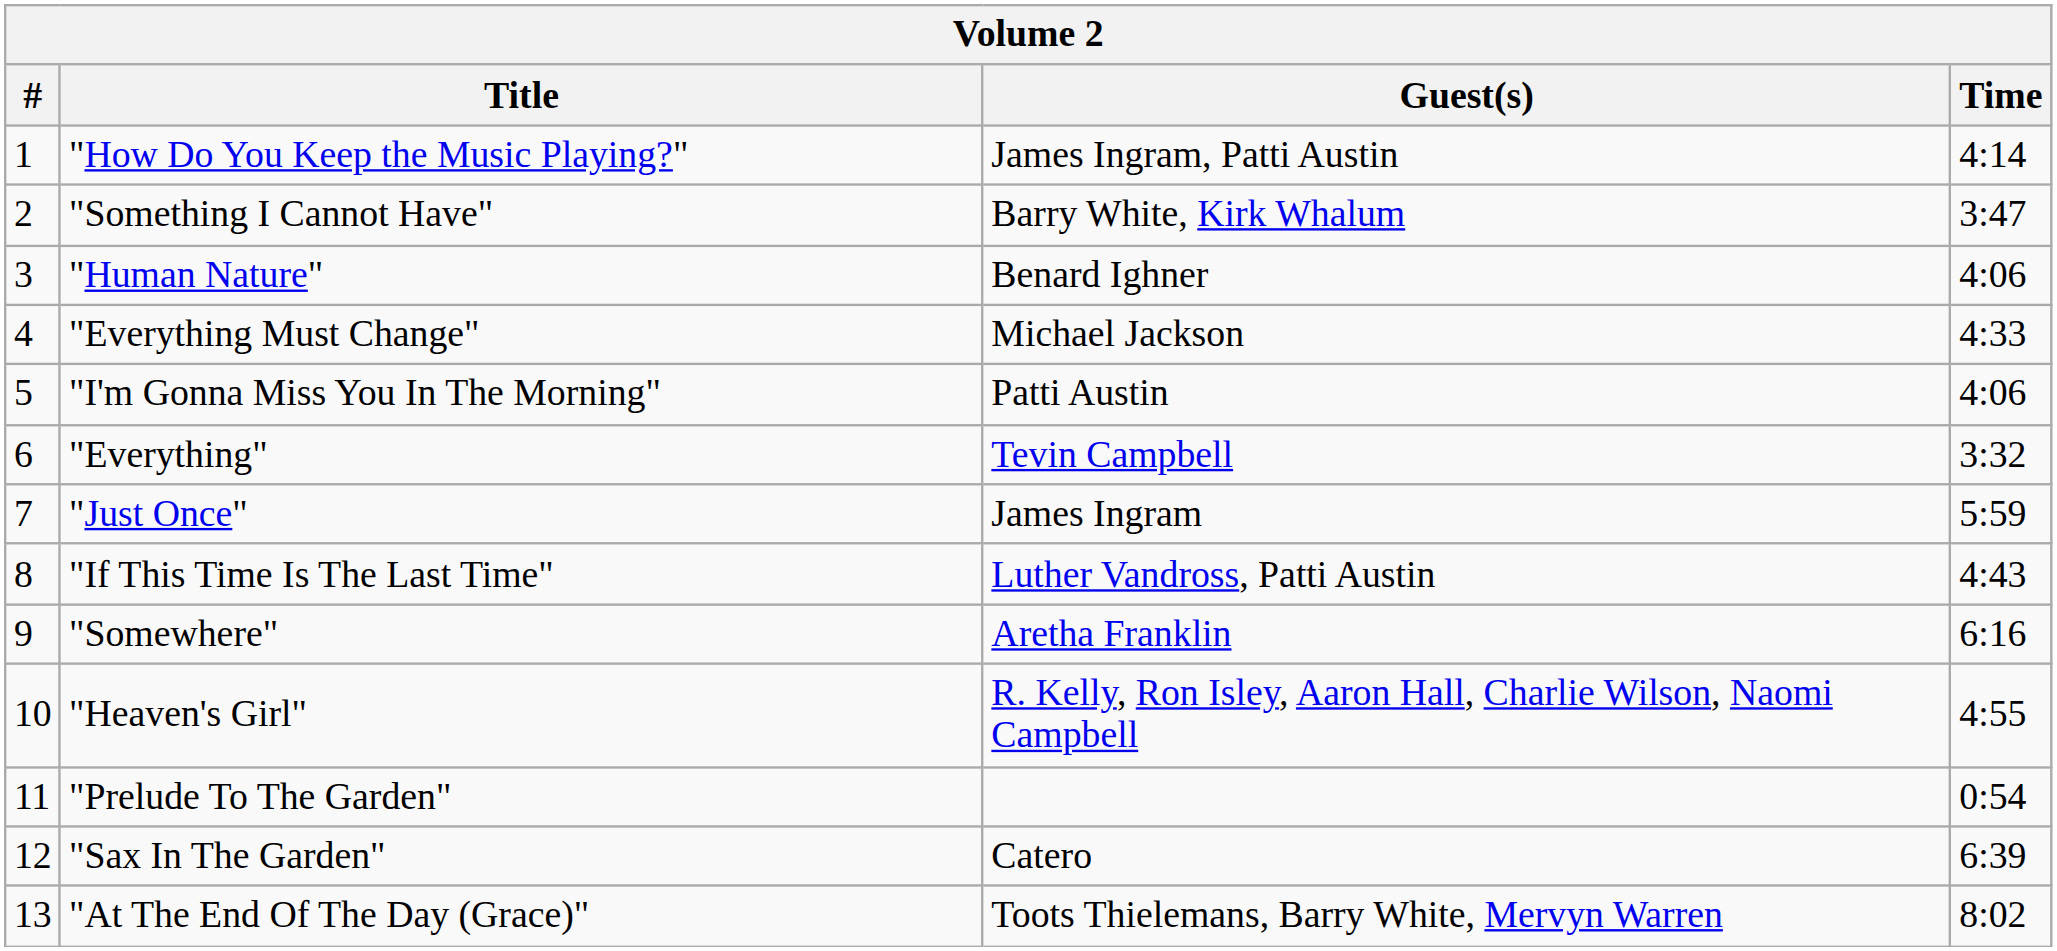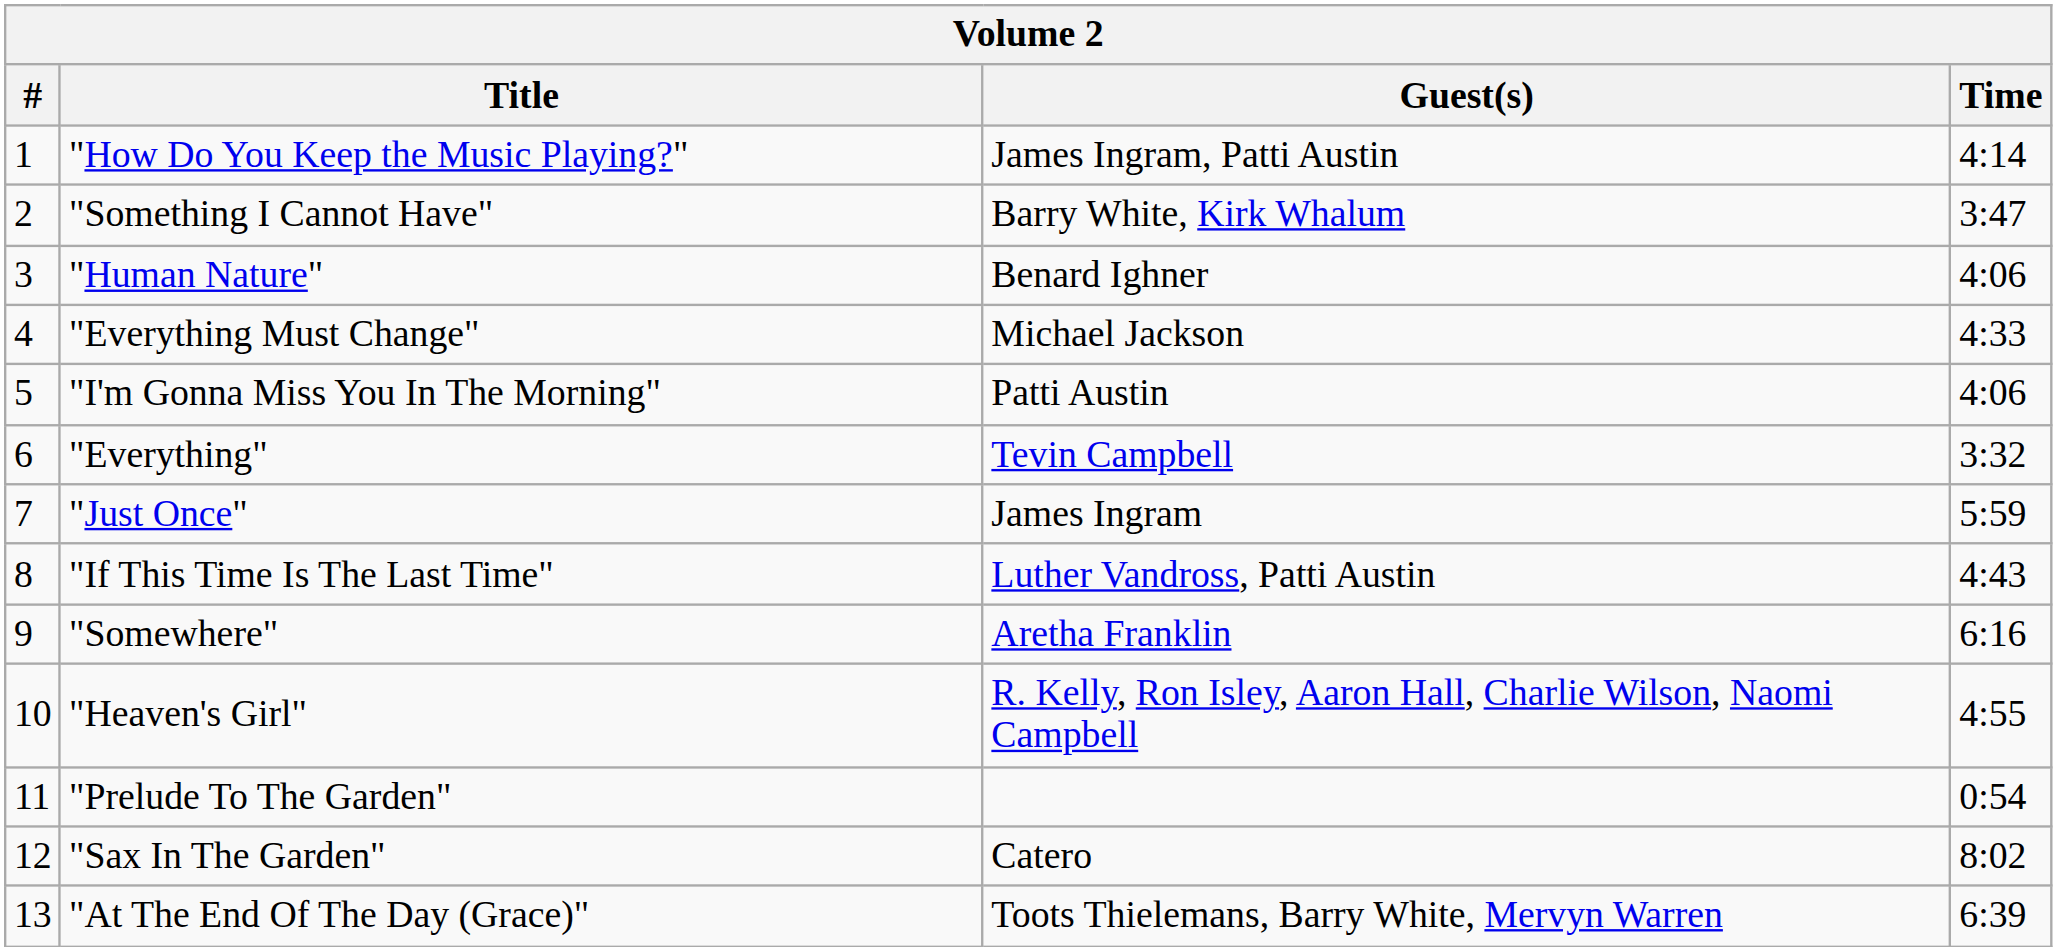(1993, 855) 6:39 -> (1993, 855) 8:02
(1993, 915) 8:02 -> (1993, 915) 6:39
